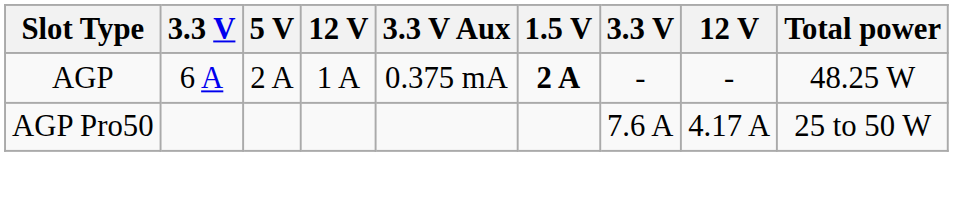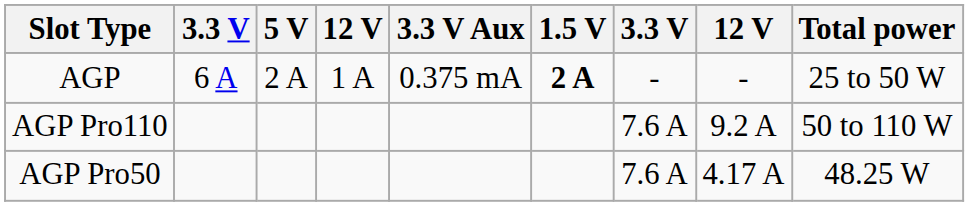(863, 77) 48.25 W -> (877, 77) 25 to 50 W
+ row: (90, 126)
(863, 126) 25 to 50 W -> (877, 175) 48.25 W
